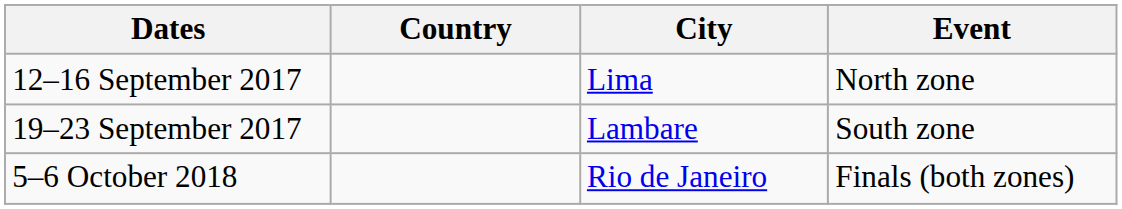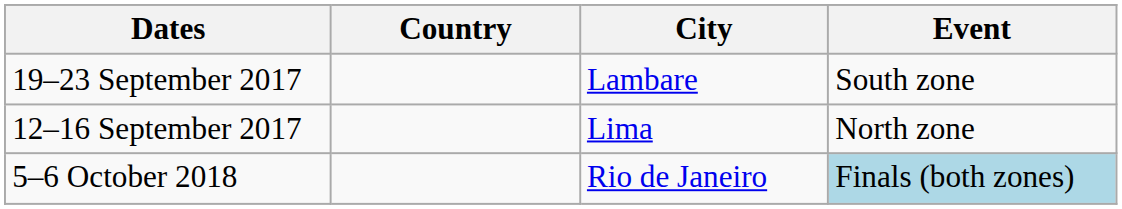rows swapped: (157, 78) <-> (157, 128)
(955, 177) no background -> (955, 177) lightblue background
